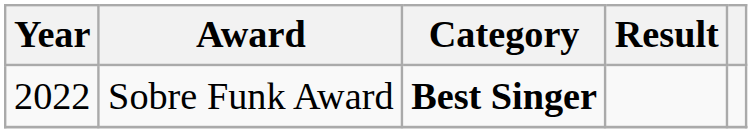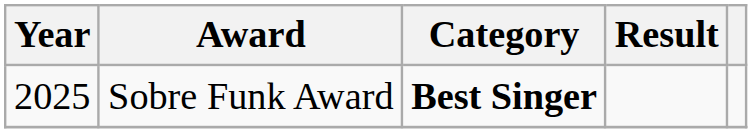(52, 95) 2022 -> (52, 95) 2025
